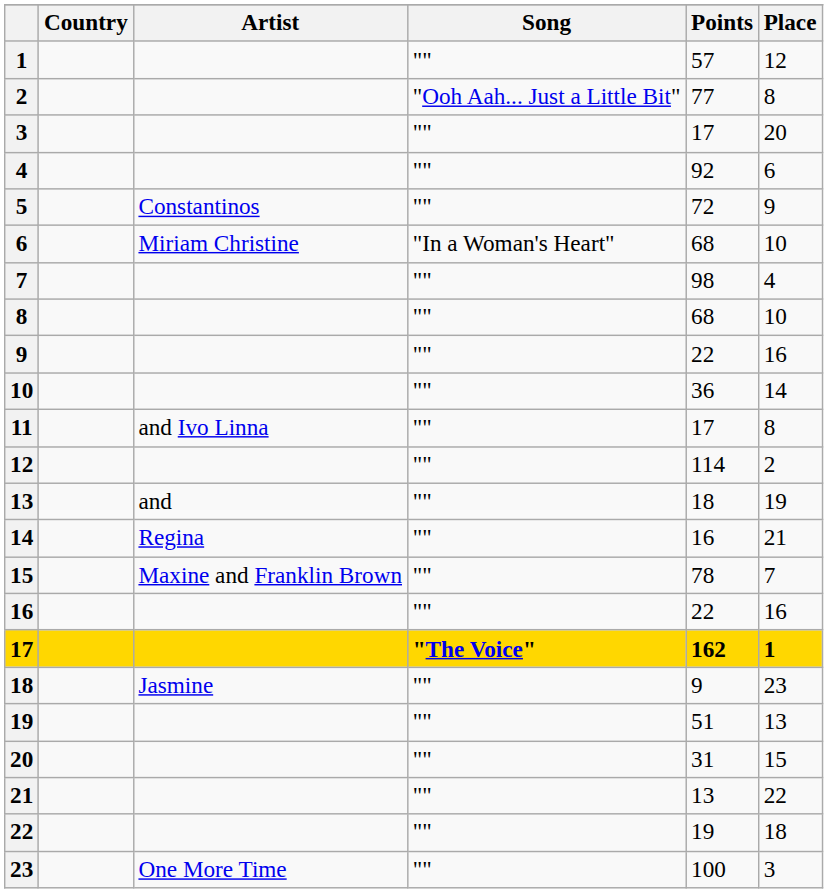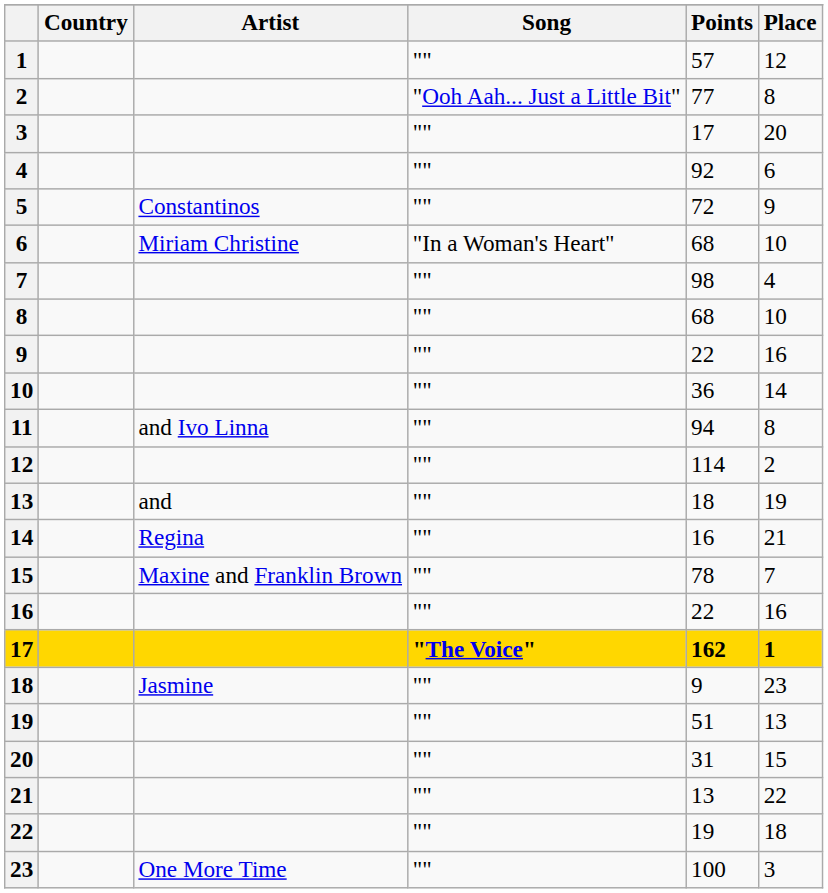(703, 427) 17 -> (703, 427) 94
